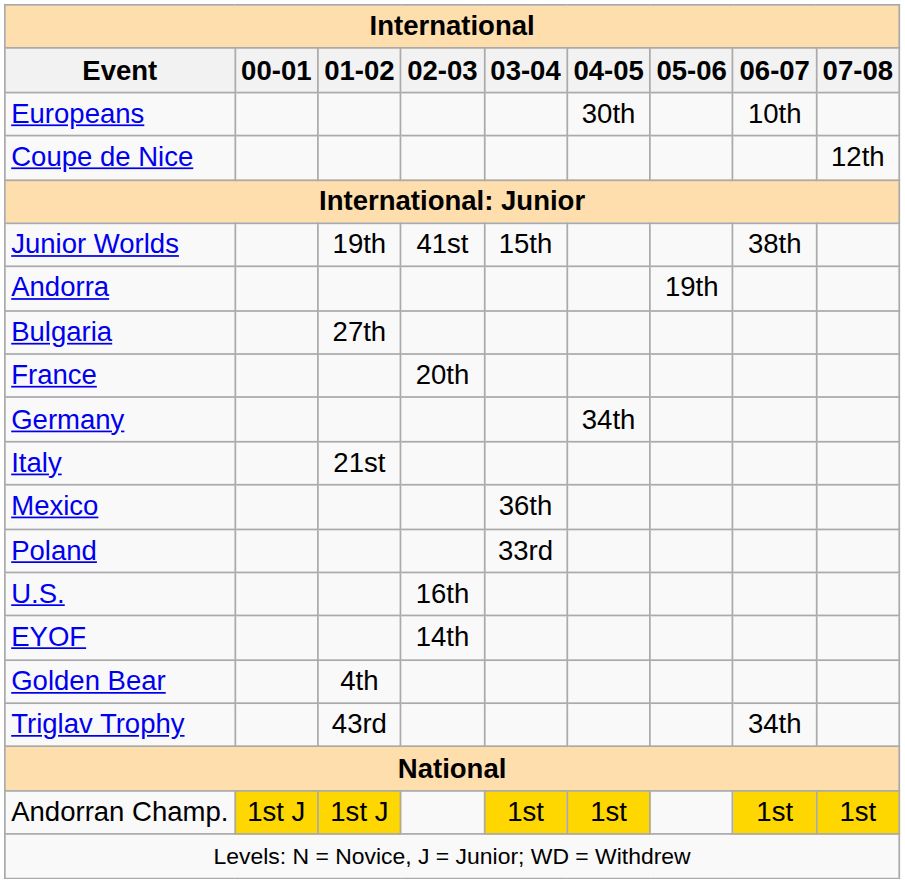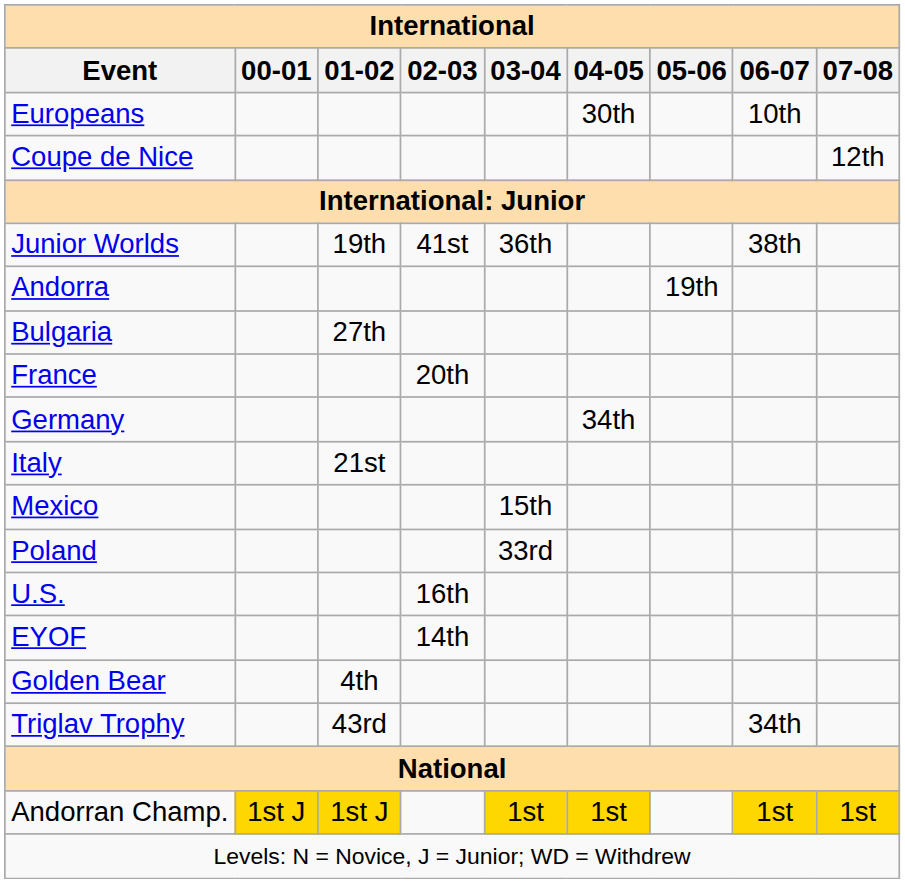(526, 244) 15th -> (526, 244) 36th
(526, 506) 36th -> (526, 506) 15th
